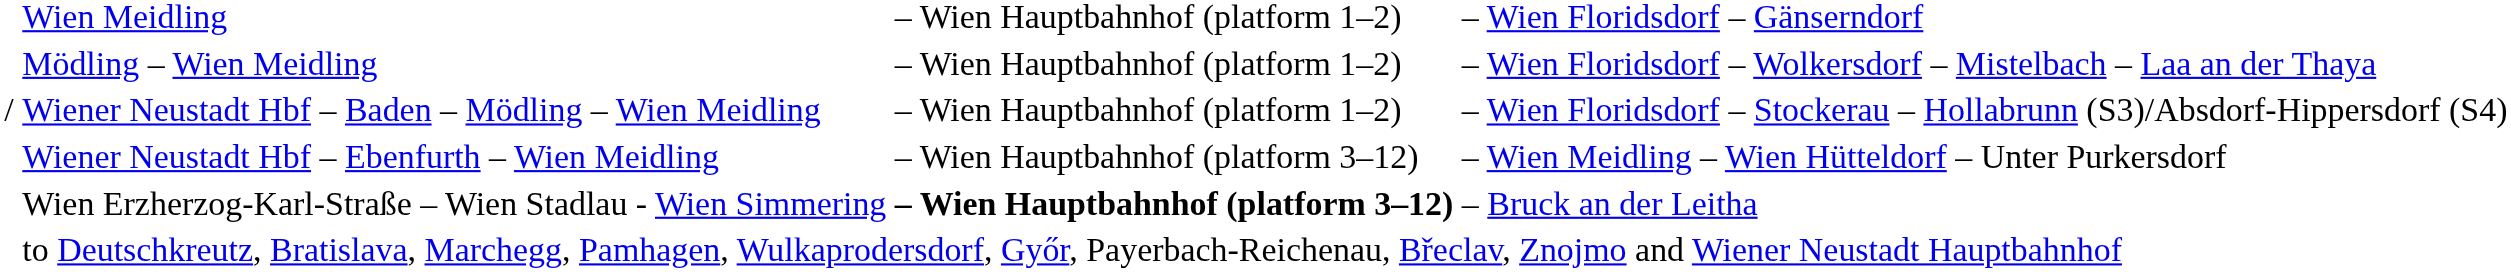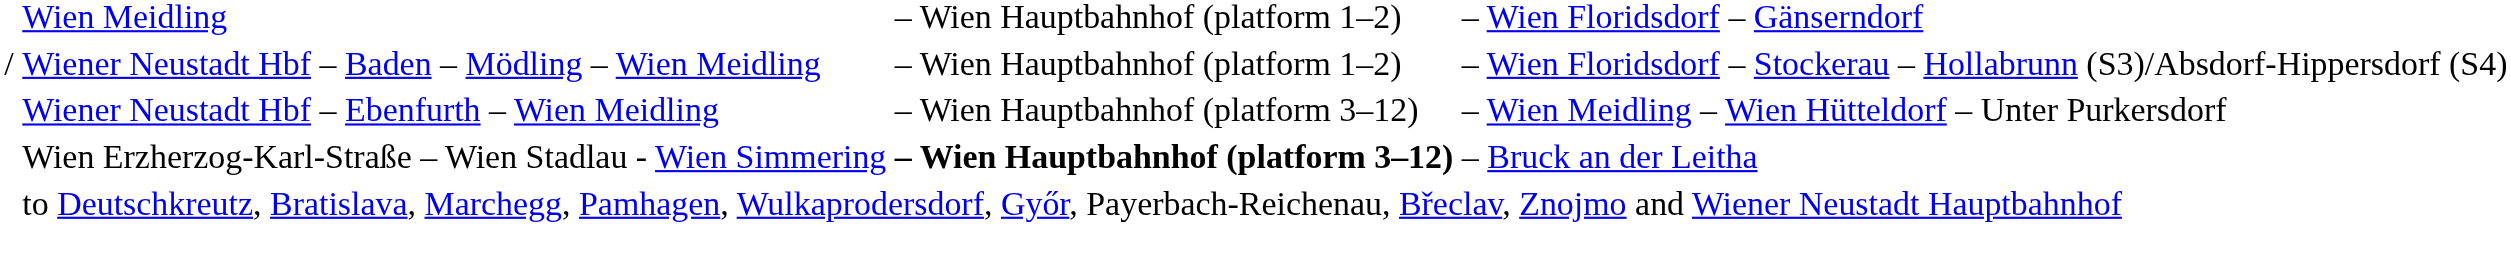- row: (200, 63)
